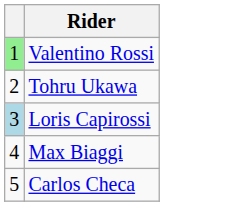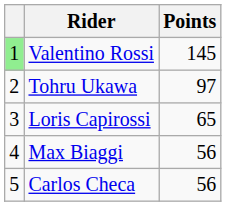+ column: (190, 21)
(14, 119) lightblue background -> (14, 119) no background
